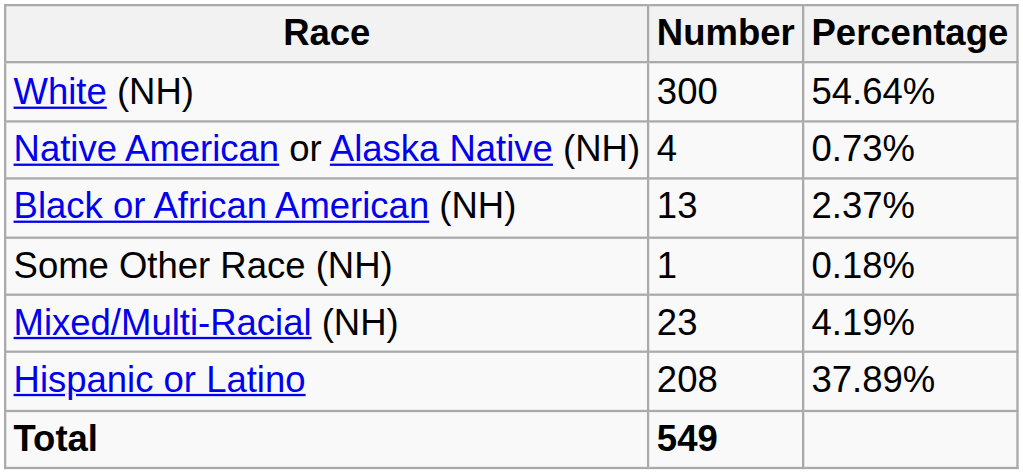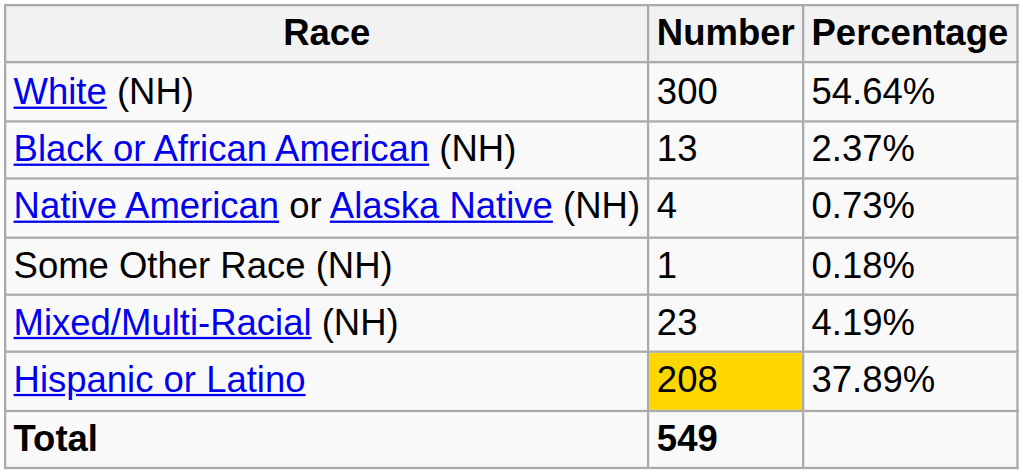rows swapped: (265, 206) <-> (327, 149)
(687, 380) no background -> (687, 380) gold background
